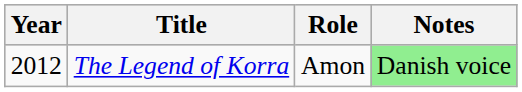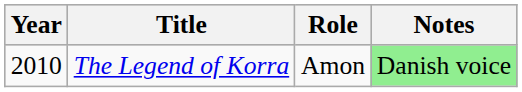(36, 65) 2012 -> (36, 65) 2010
